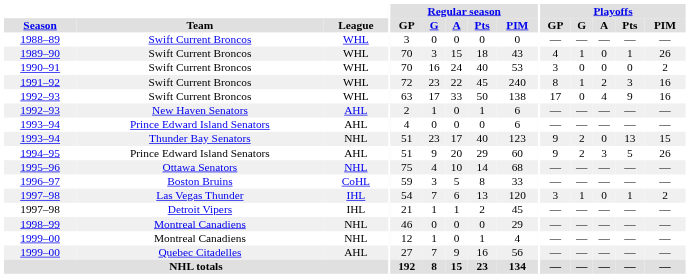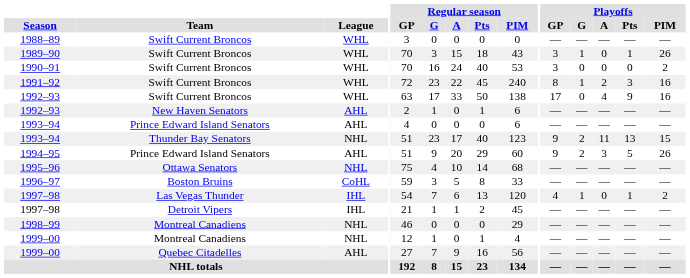(555, 53) 4 -> (555, 53) 3
(604, 139) 0 -> (604, 139) 11
(555, 195) 3 -> (555, 195) 4
